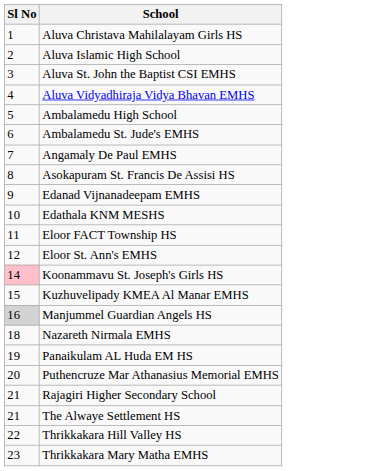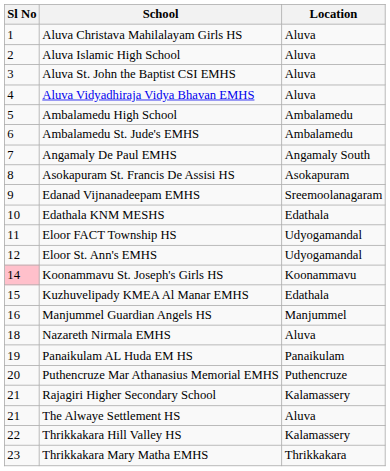+ column: (333, 14)
(14, 315) lightgrey background -> (14, 315) no background
